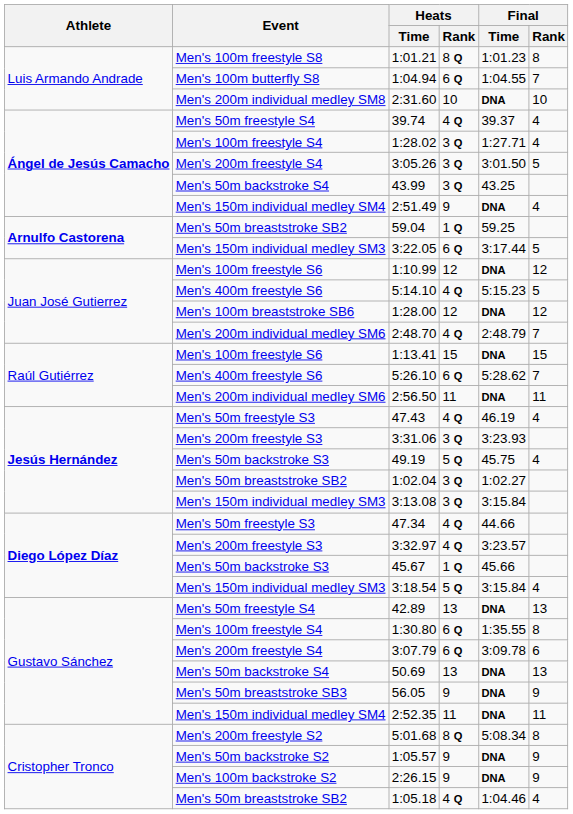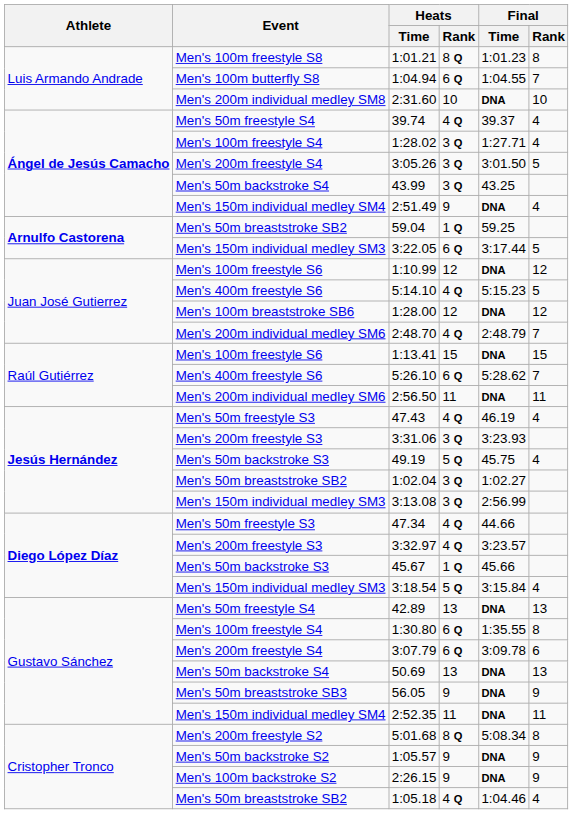(504, 502) 3:15.84 -> (504, 502) 2:56.99
